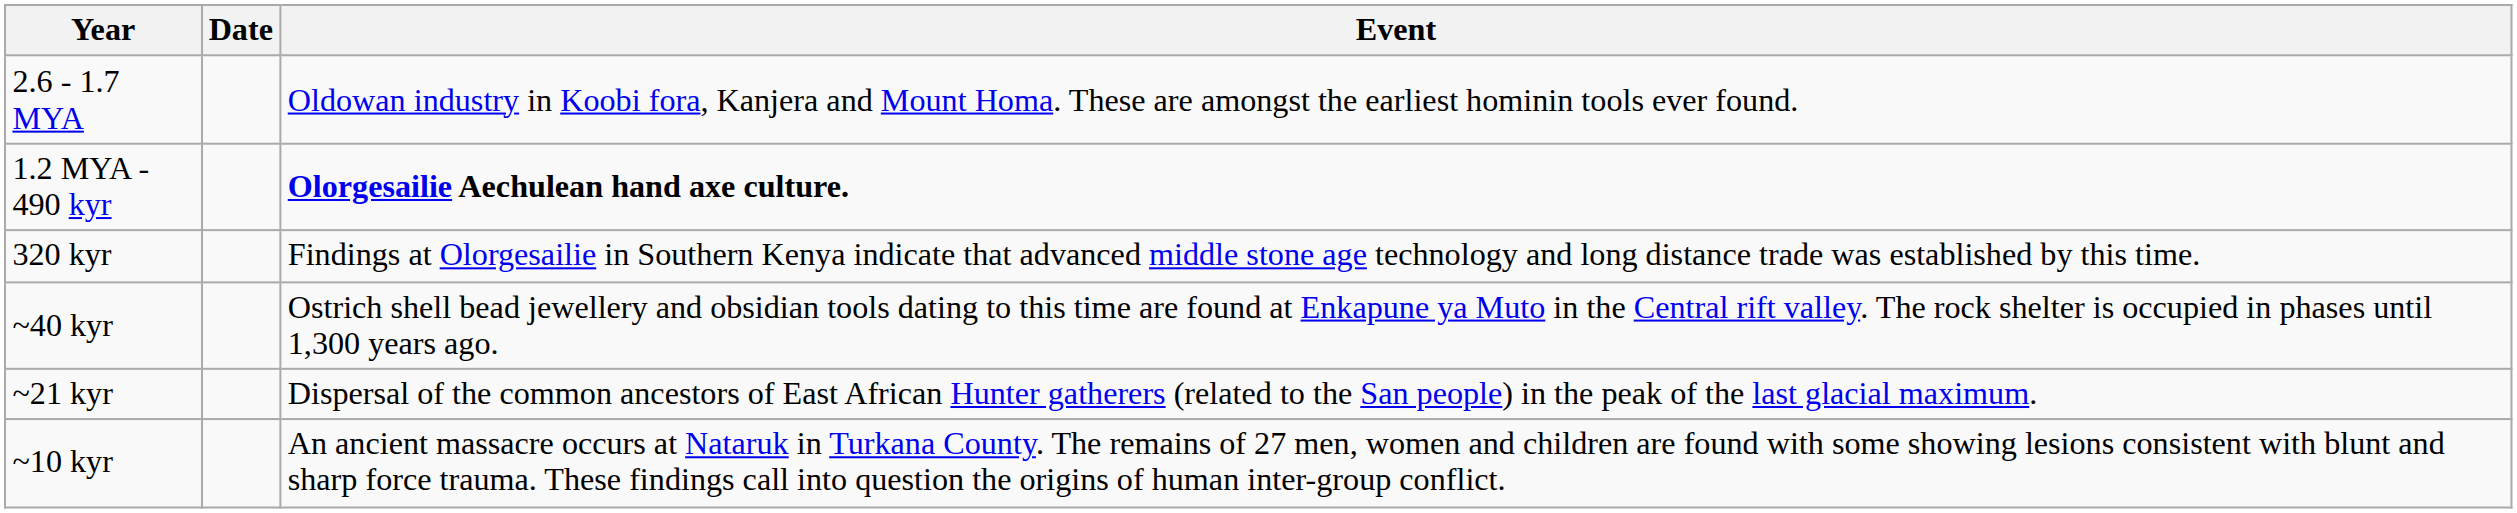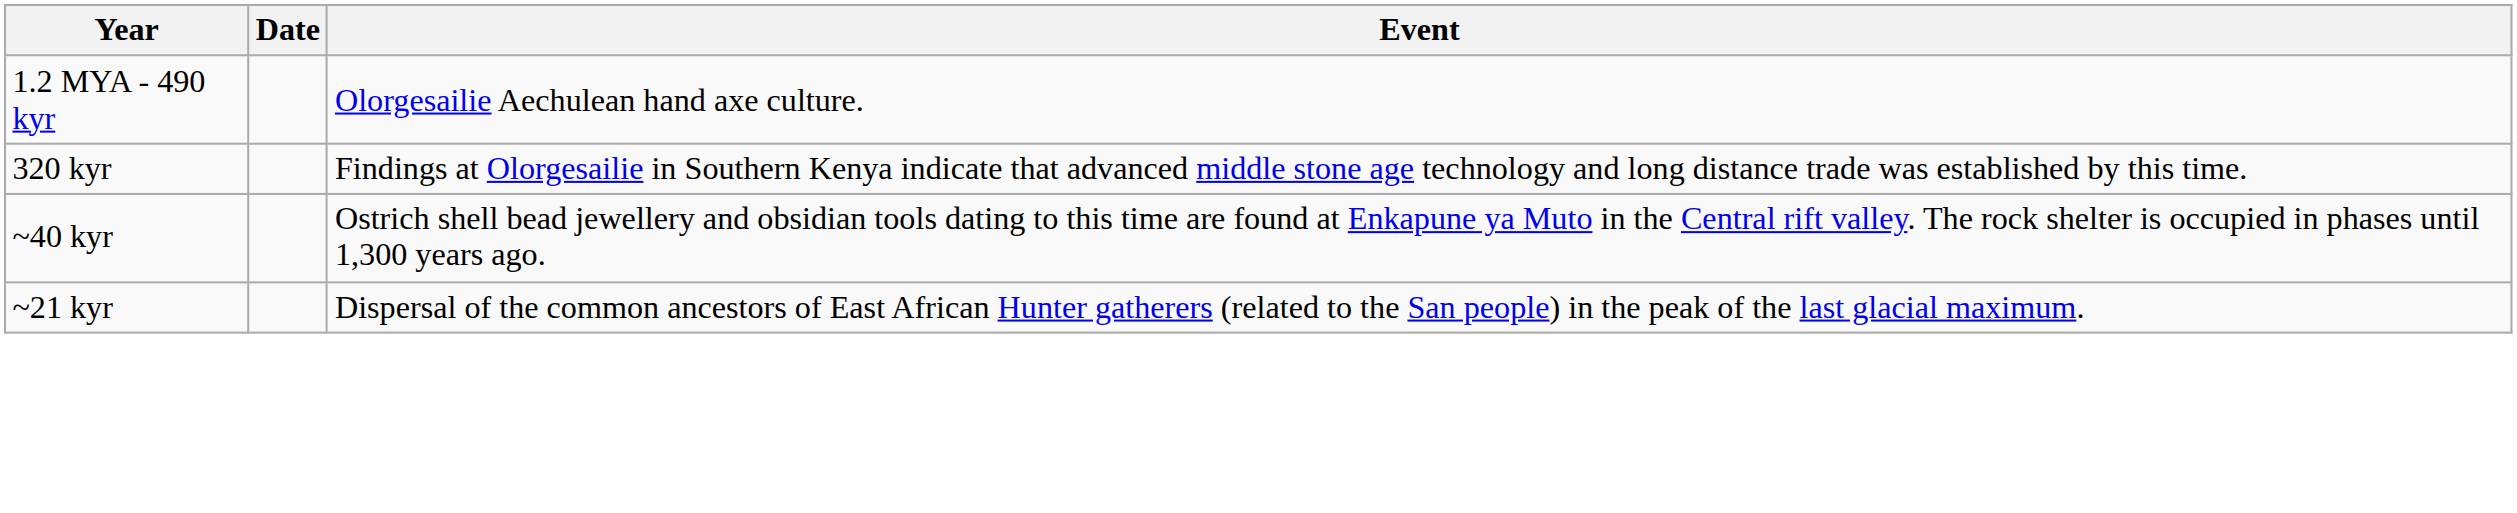- row: (66, 99)
(568, 186) bold -> (599, 99) normal
- row: (63, 462)
